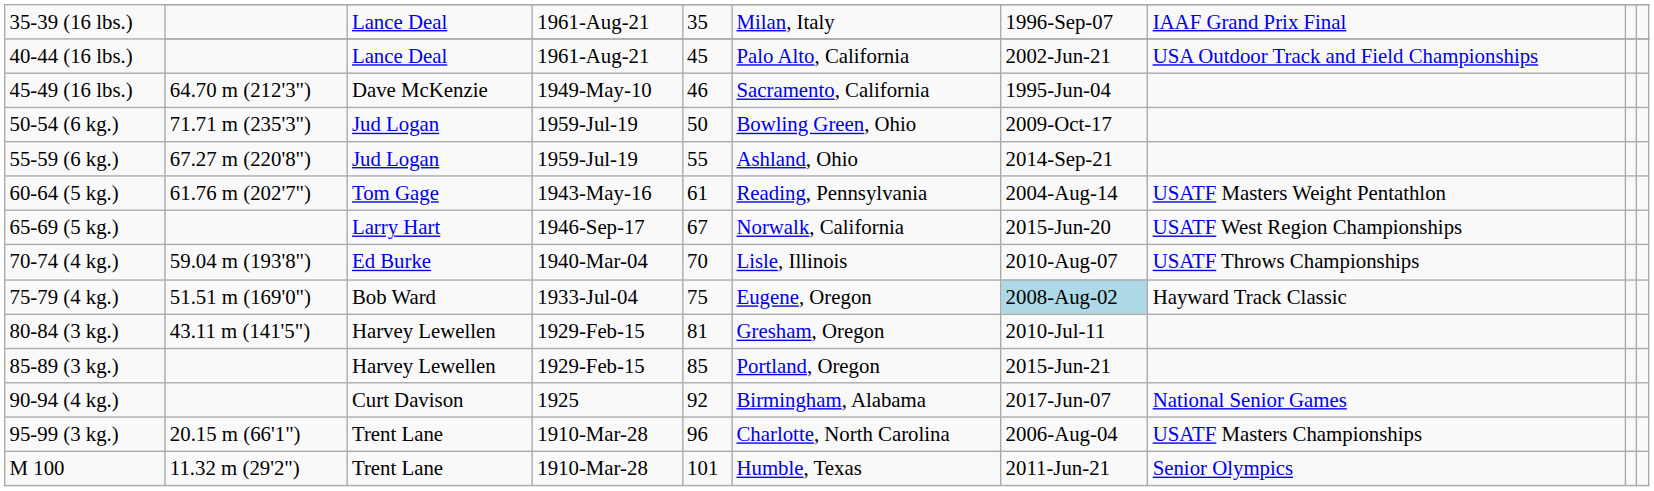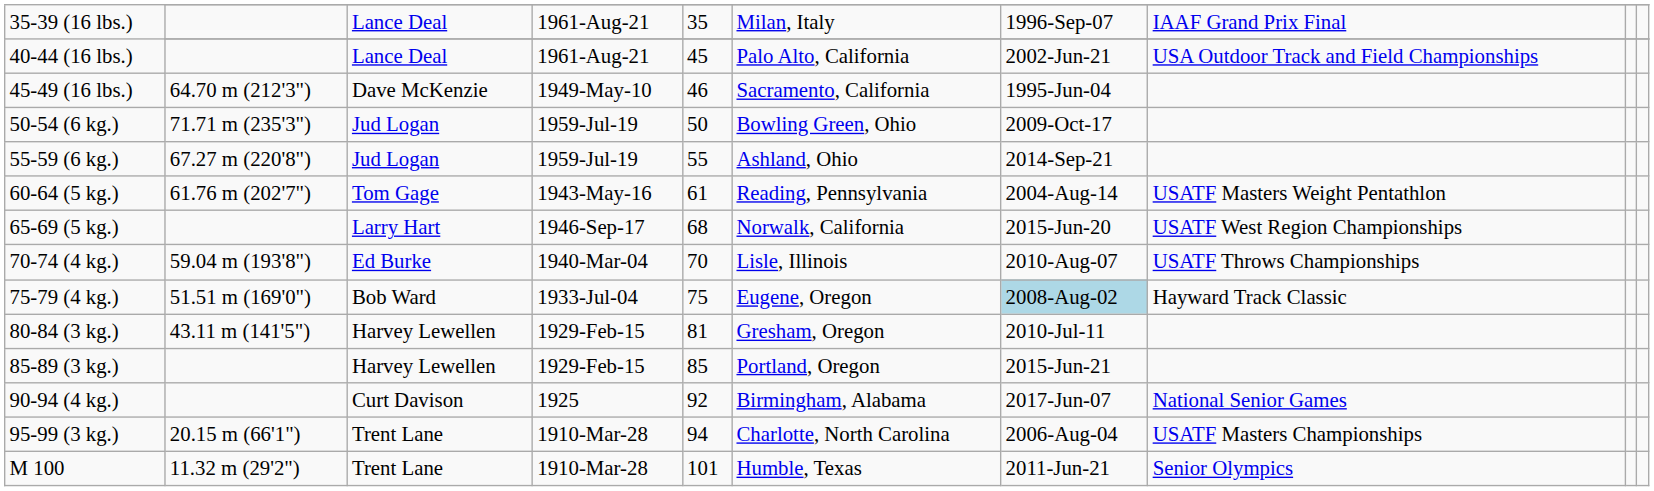(698, 227) 67 -> (698, 227) 68
(698, 433) 96 -> (698, 433) 94
